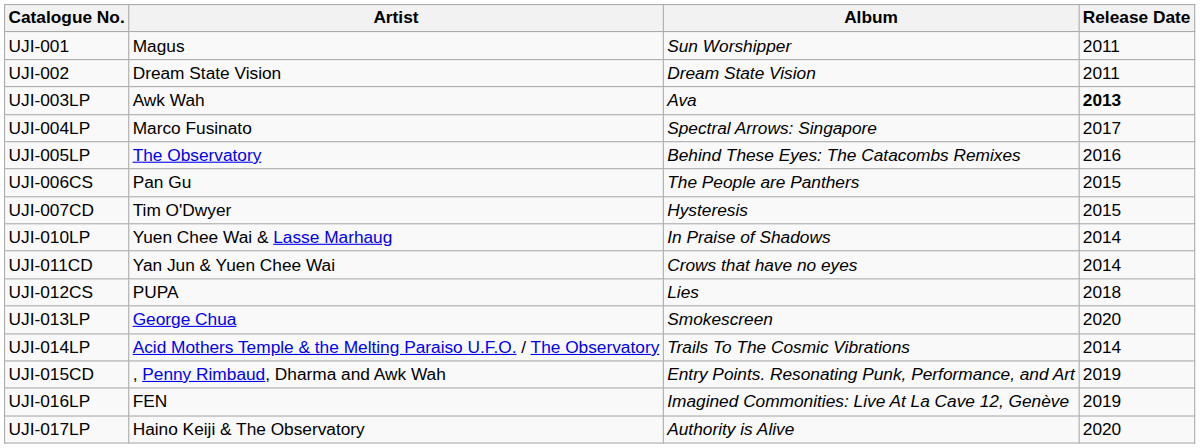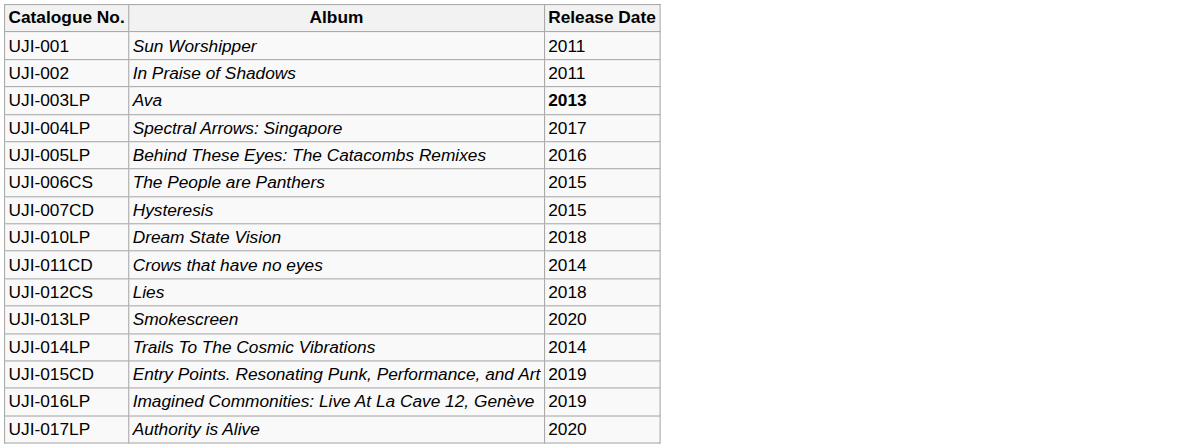- column: (396, 18)
(742, 73) Dream State Vision -> (214, 73) In Praise of Shadows
(749, 237) In Praise of Shadows -> (207, 237) Dream State Vision
(1102, 237) 2014 -> (567, 237) 2018
